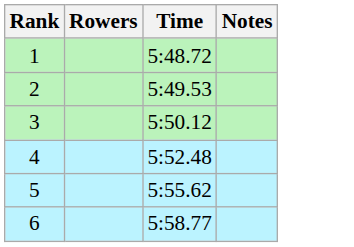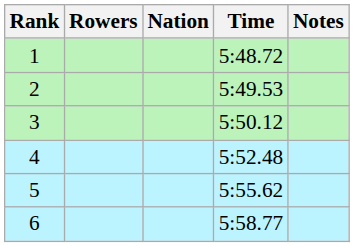+ column: (178, 21)
